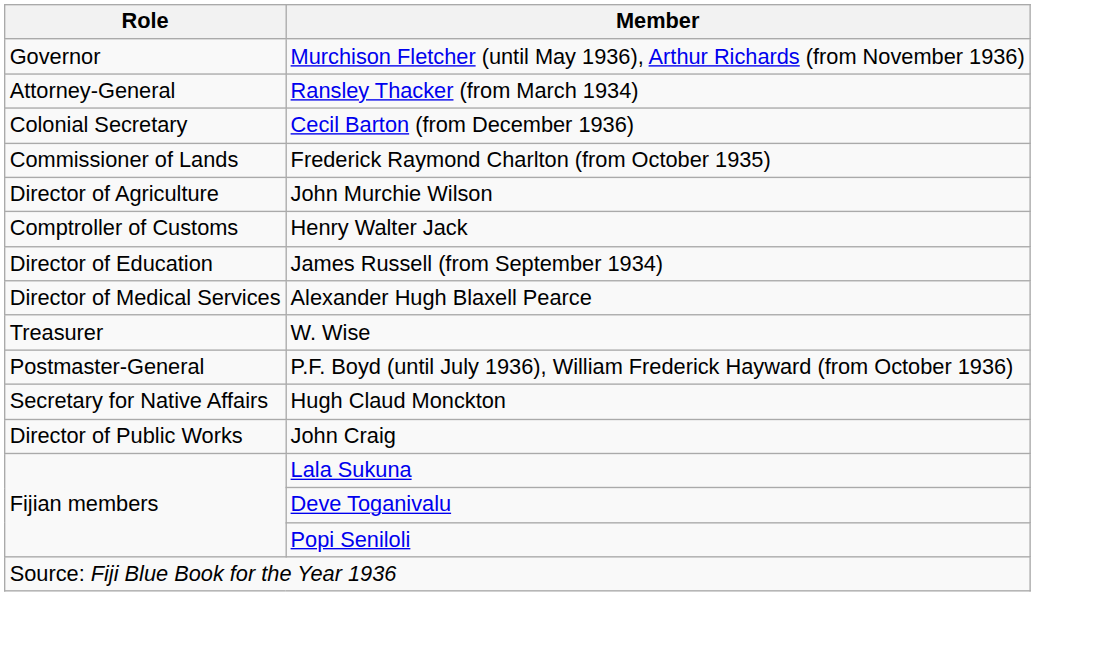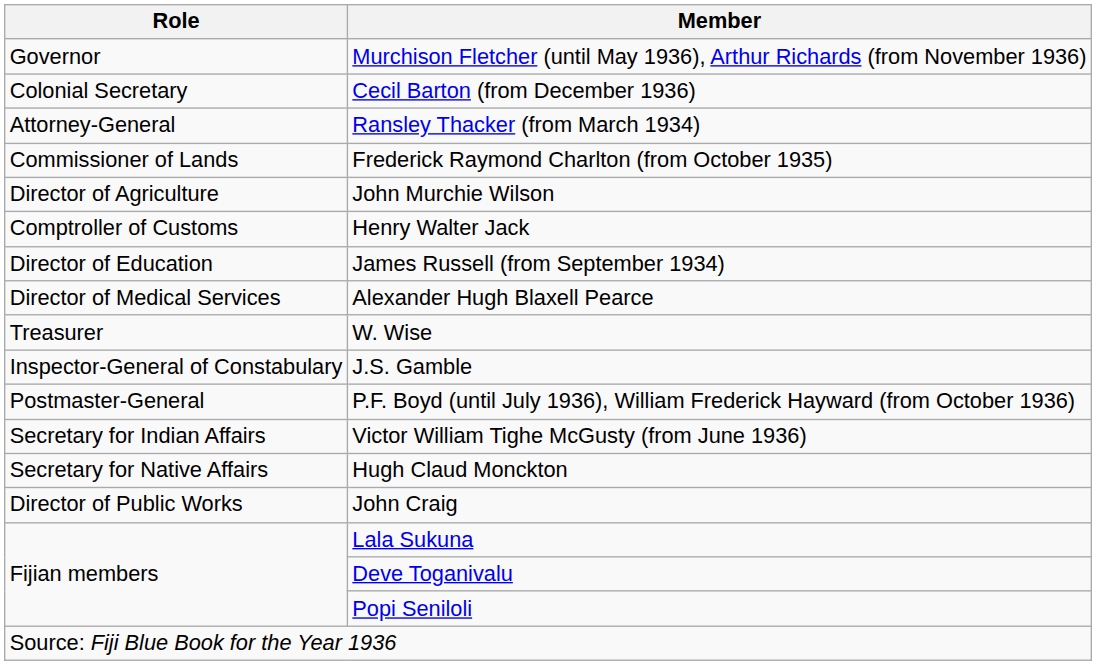rows swapped: (465, 90) <-> (462, 125)
+ row: (412, 366)
+ row: (579, 435)
